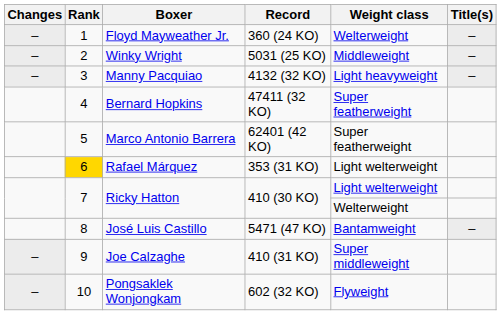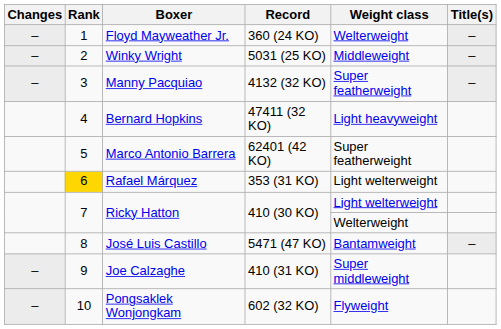(385, 76) Light heavyweight -> (372, 83) Super featherweight
(372, 104) Super featherweight -> (385, 118) Light heavyweight
